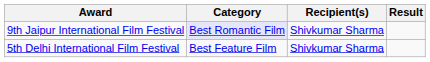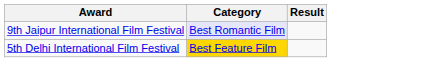- column: (337, 13)
(233, 48) no background -> (233, 48) gold background
